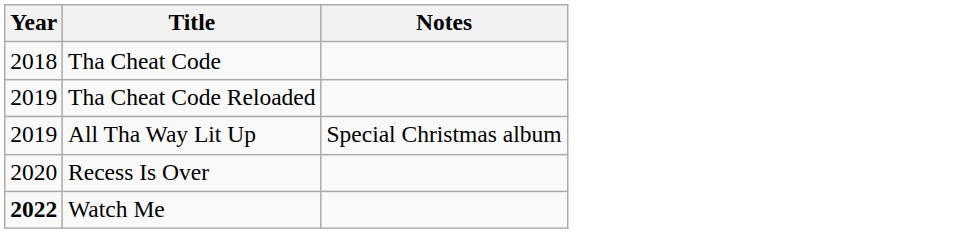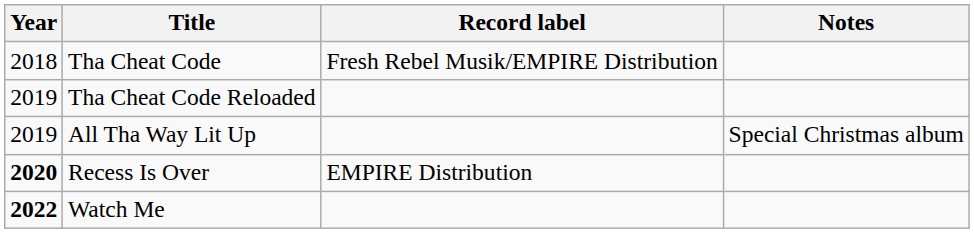+ column: (522, 23)
(34, 172) normal -> (34, 172) bold
